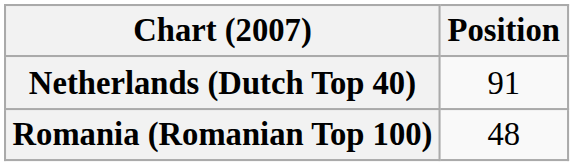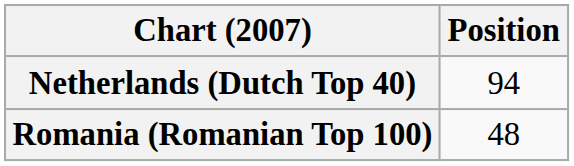(504, 82) 91 -> (504, 82) 94
